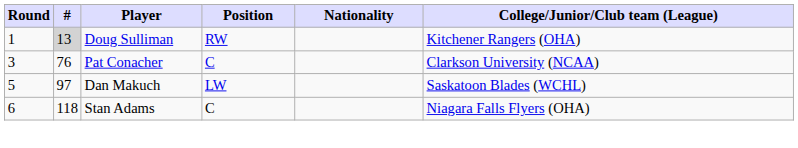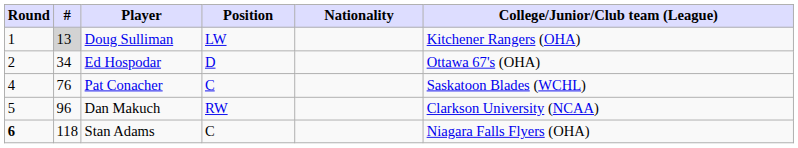(216, 39) RW -> (216, 39) LW
+ row: (123, 62)
(11, 62) 3 -> (11, 85) 4
(513, 62) Clarkson University (NCAA) -> (506, 85) Saskatoon Blades (WCHL)
(64, 85) 97 -> (64, 108) 96
(216, 85) LW -> (216, 108) RW
(506, 85) Saskatoon Blades (WCHL) -> (513, 108) Clarkson University (NCAA)
(11, 108) normal -> (11, 131) bold
